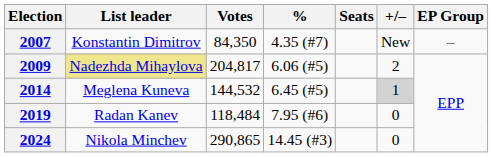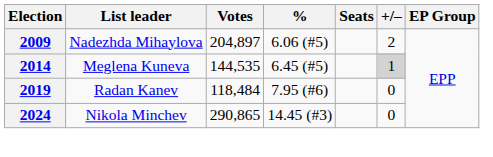- row: (35, 41)
(136, 66) khaki background -> (136, 41) no background
(235, 66) 204,817 -> (235, 41) 204,897
(235, 90) 144,532 -> (235, 66) 144,535
